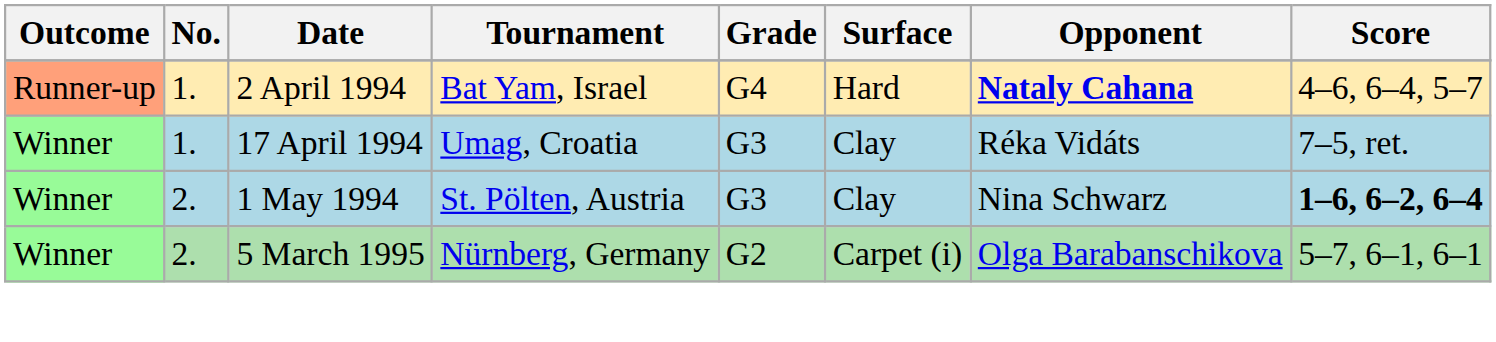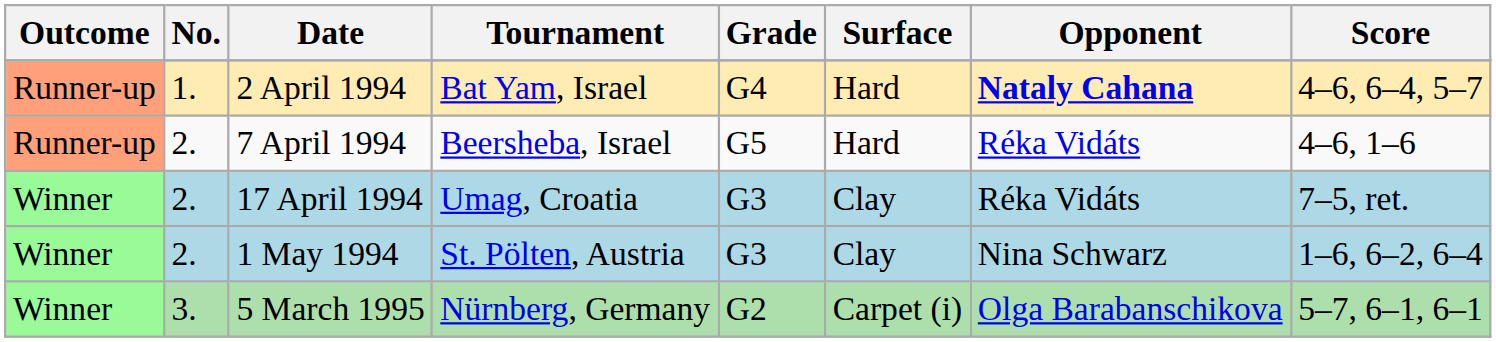+ row: (321, 143)
(184, 143) 1. -> (184, 198) 2.
(1390, 198) bold -> (1390, 253) normal
(184, 253) 2. -> (184, 309) 3.
